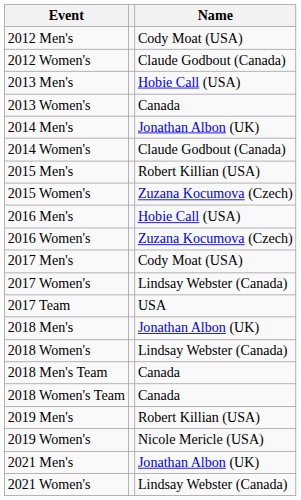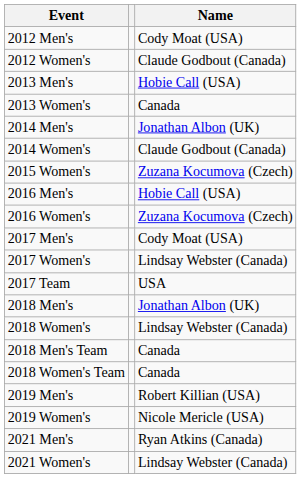- row: (40, 171)
(199, 462) Jonathan Albon (UK) -> (200, 439) Ryan Atkins (Canada)
